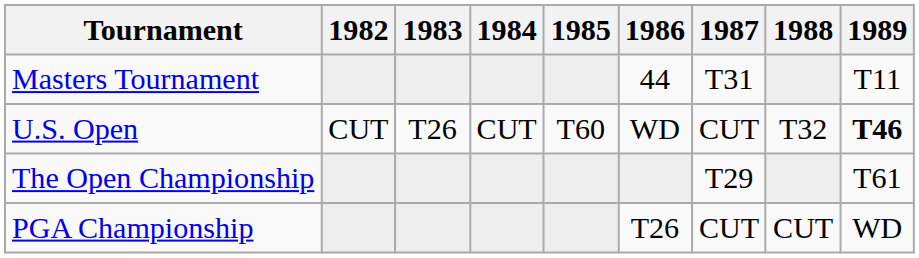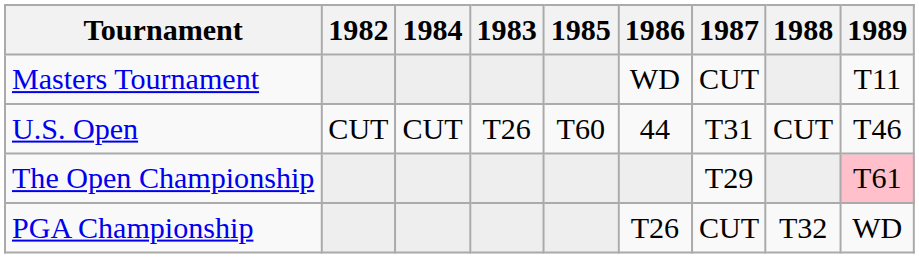columns swapped: (433, 29) <-> (507, 29)
(655, 79) 44 -> (655, 79) WD
(729, 79) T31 -> (729, 79) CUT
(655, 128) WD -> (655, 128) 44
(729, 128) CUT -> (729, 128) T31
(803, 128) T32 -> (803, 128) CUT
(877, 128) bold -> (877, 128) normal
(877, 178) no background -> (877, 178) pink background
(803, 227) CUT -> (803, 227) T32
